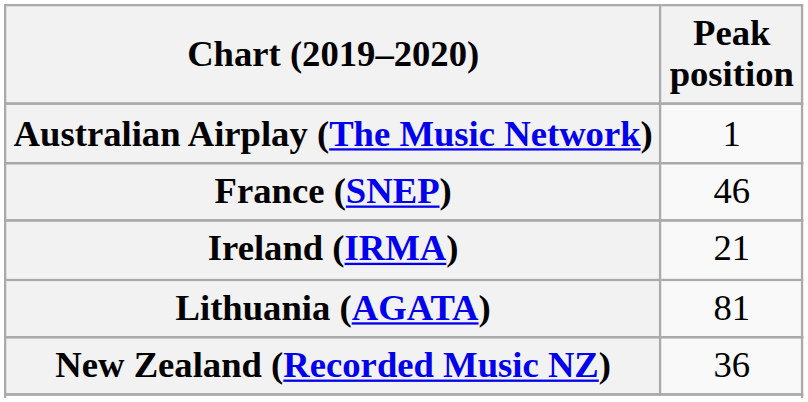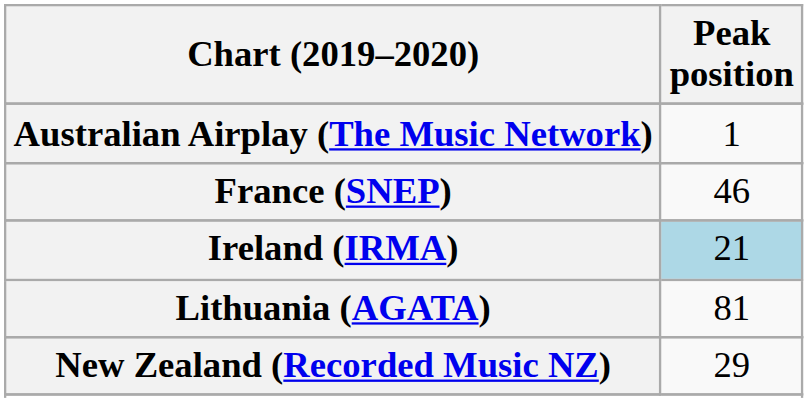(732, 249) no background -> (732, 249) lightblue background
(732, 365) 36 -> (732, 365) 29
